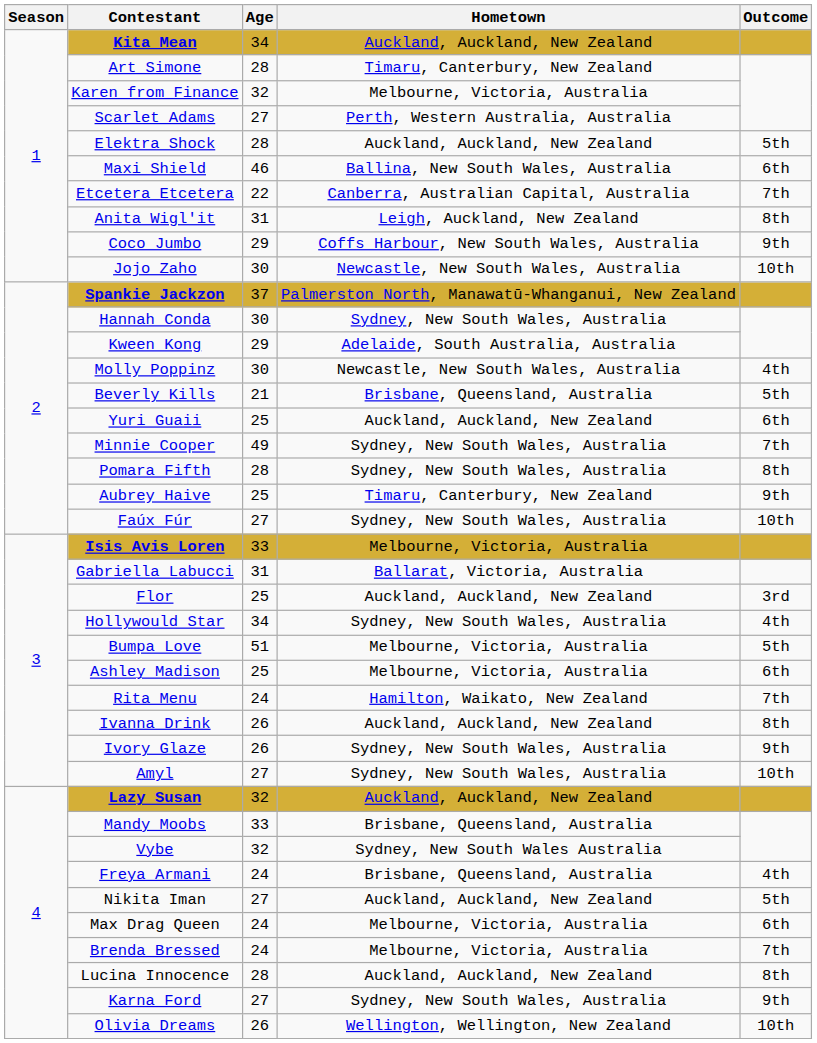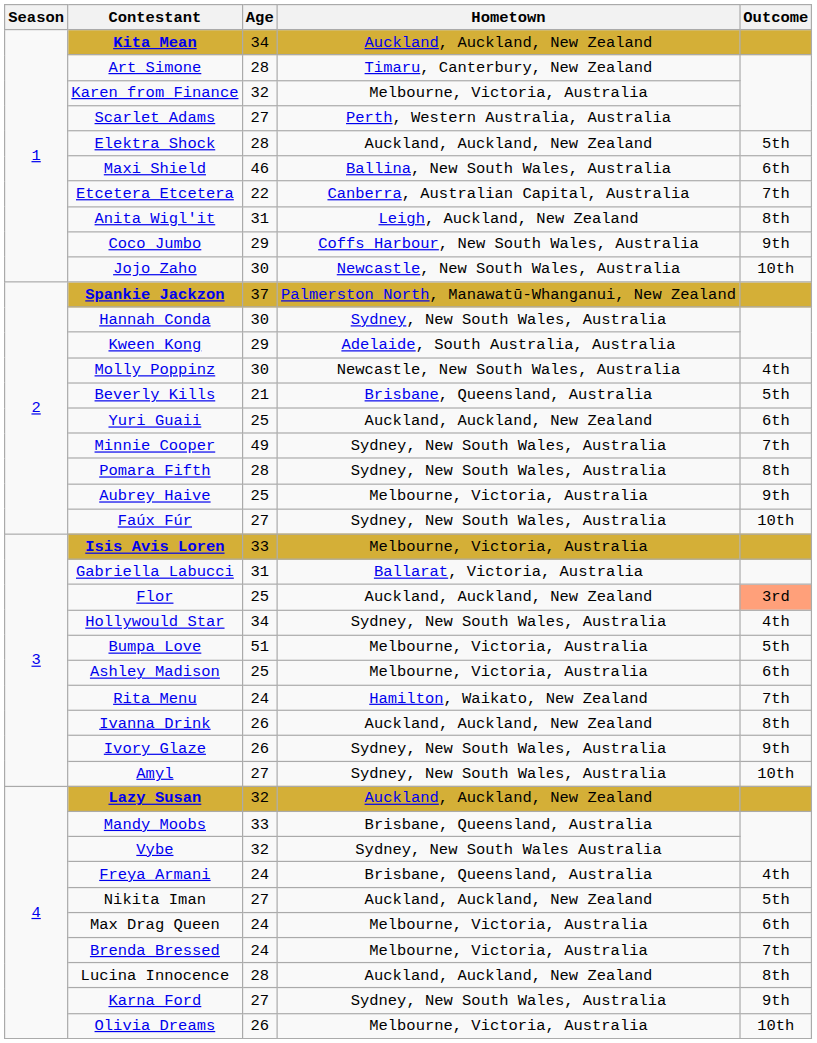(508, 496) Timaru, Canterbury, New Zealand -> (508, 496) Melbourne, Victoria, Australia
(776, 597) no background -> (776, 597) lightsalmon background
(509, 1026) Wellington, Wellington, New Zealand -> (508, 1026) Melbourne, Victoria, Australia
